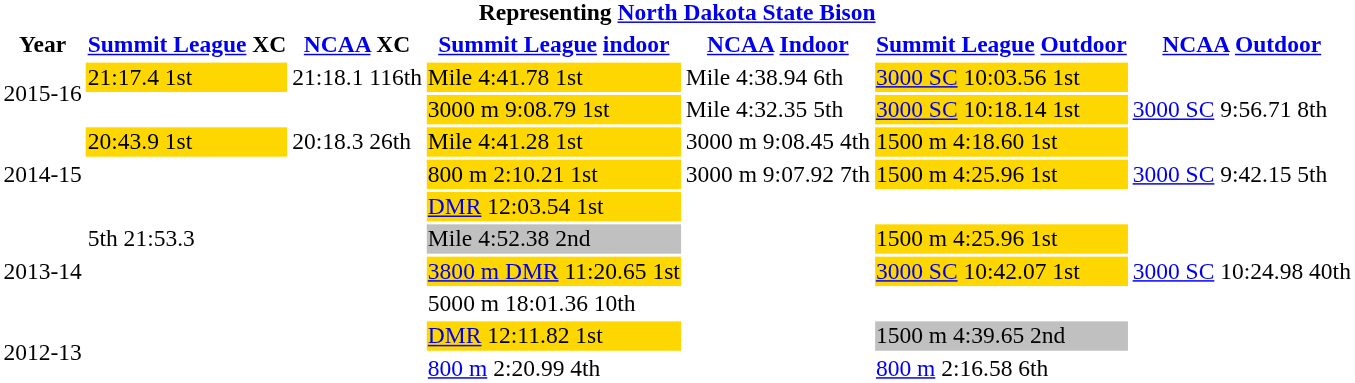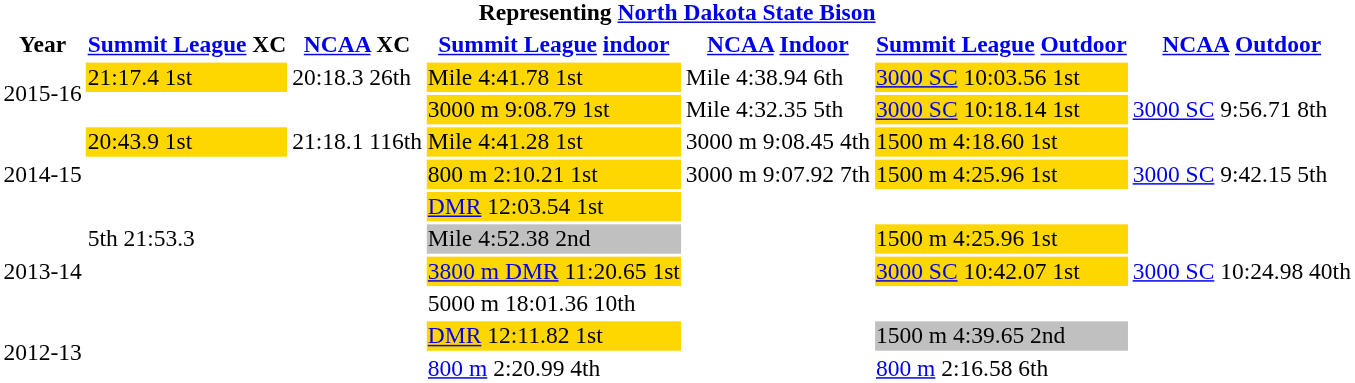(357, 77) 21:18.1 116th -> (352, 77) 20:18.3 26th
(352, 141) 20:18.3 26th -> (357, 141) 21:18.1 116th
